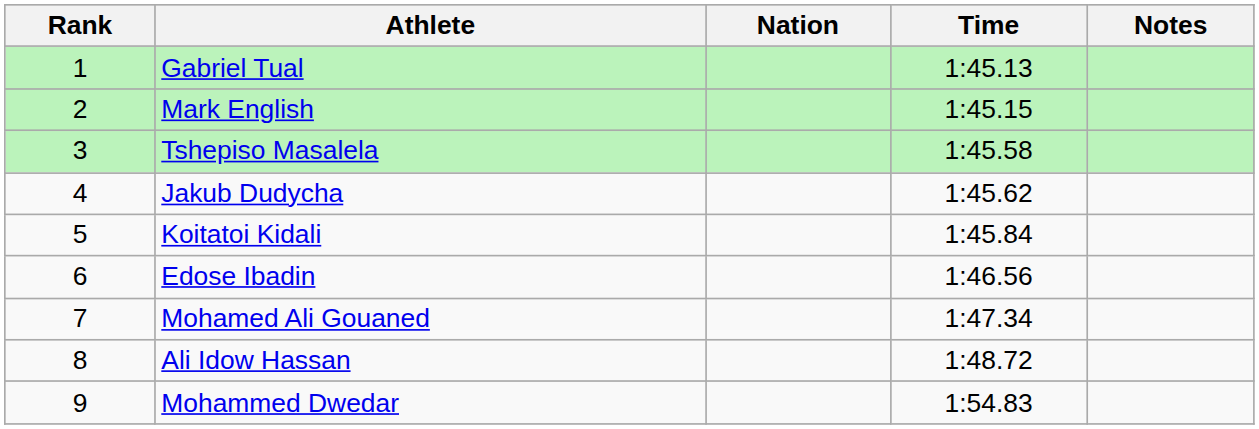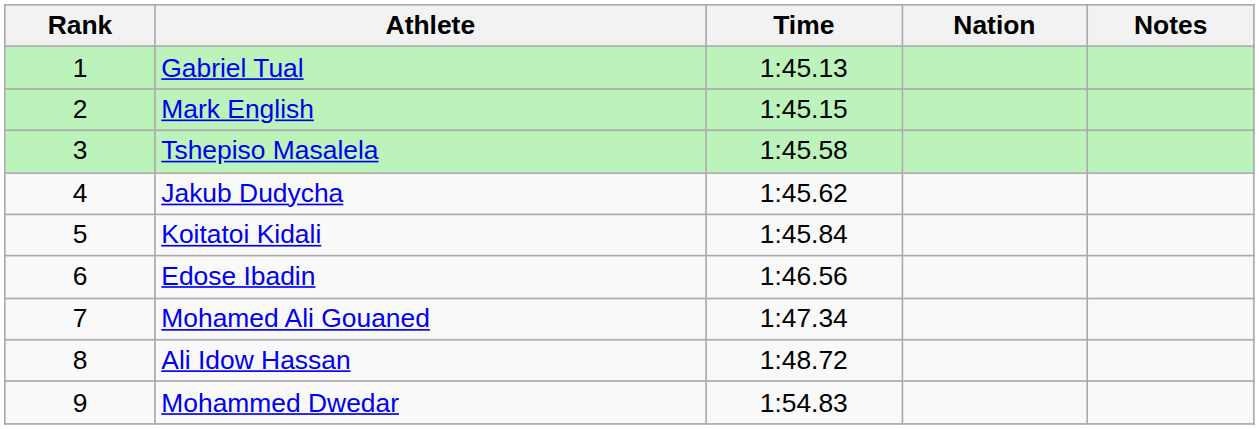columns swapped: (798, 25) <-> (989, 25)
